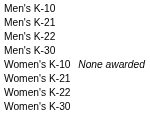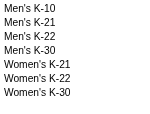- row: (37, 65)
